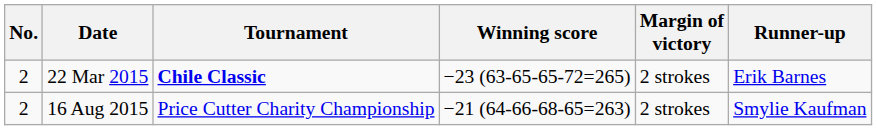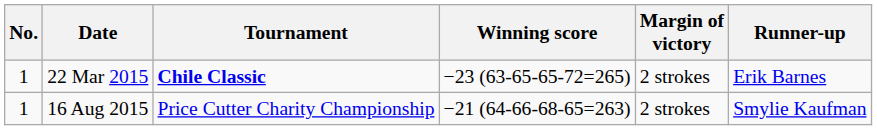(24, 76) 2 -> (24, 76) 1
(24, 108) 2 -> (24, 108) 1
